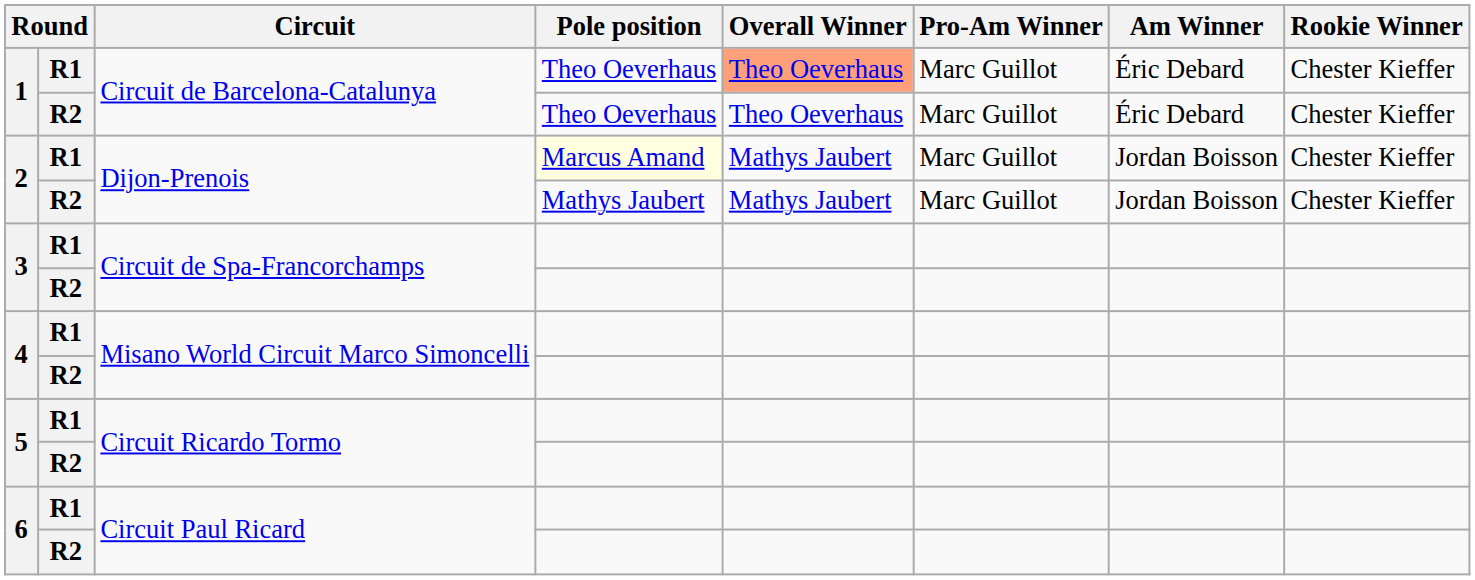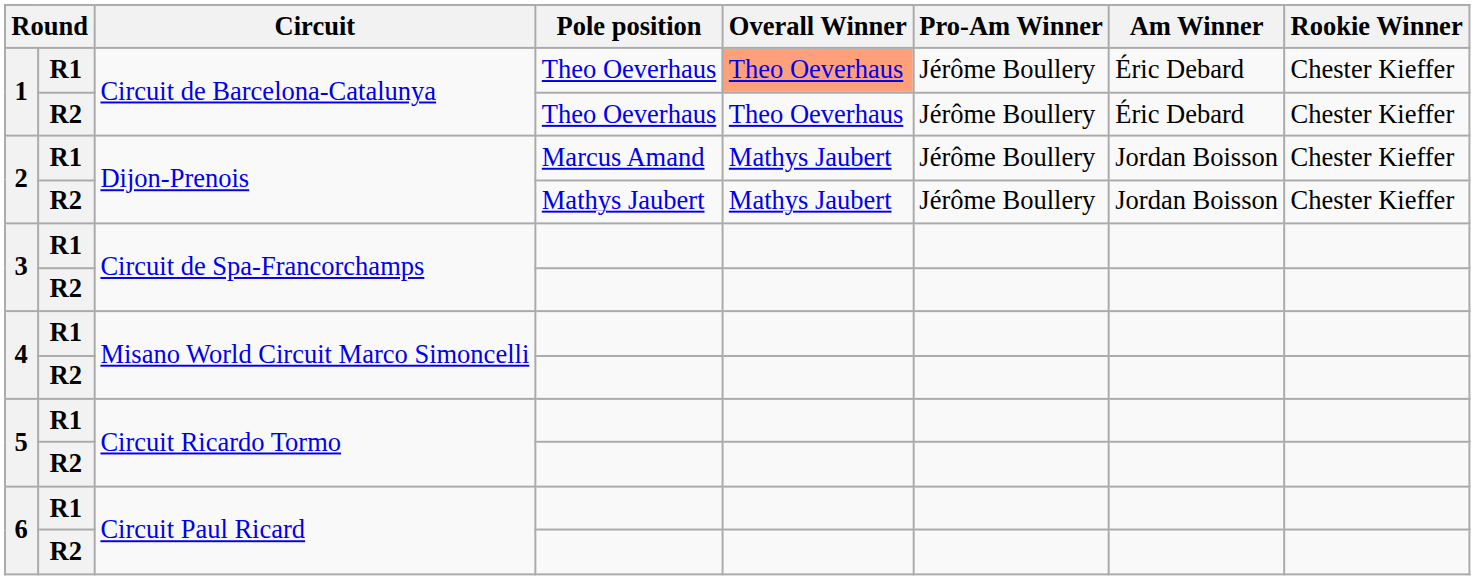(988, 69) Marc Guillot -> (1007, 69) Jérôme Boullery
(988, 113) Marc Guillot -> (1007, 113) Jérôme Boullery
(623, 157) lightyellow background -> (623, 157) no background
(988, 157) Marc Guillot -> (1007, 157) Jérôme Boullery
(988, 200) Marc Guillot -> (1007, 200) Jérôme Boullery
